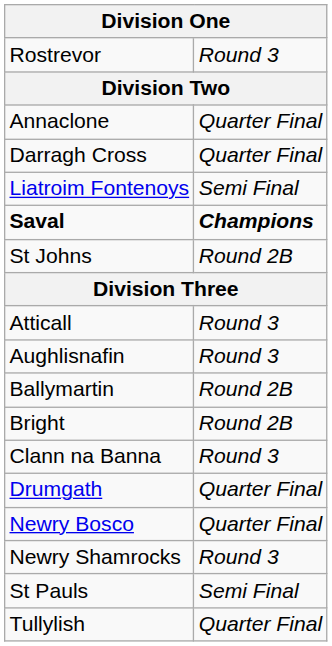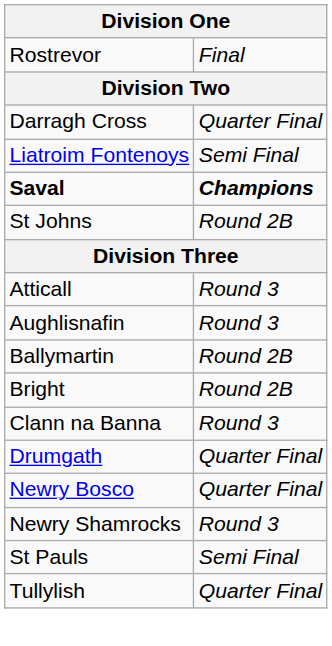(239, 54) Round 3 -> (222, 54) Final
- row: (59, 121)
